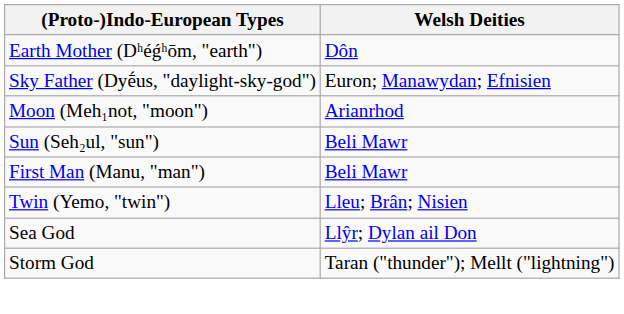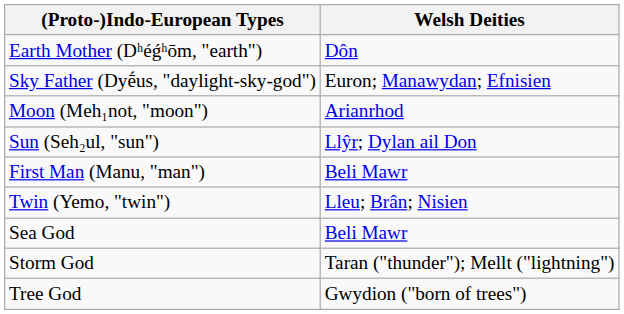(366, 141) Beli Mawr -> (401, 141) Llŷr; Dylan ail Don
(401, 232) Llŷr; Dylan ail Don -> (366, 232) Beli Mawr
+ row: (45, 293)
